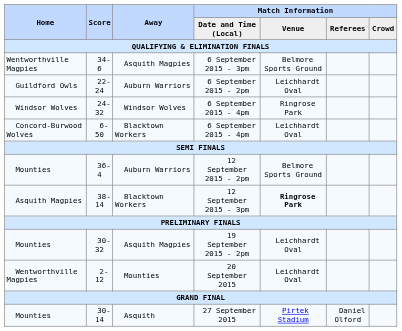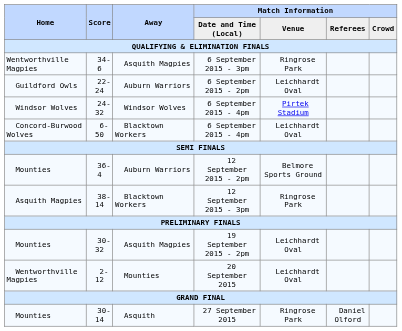(293, 64) Belmore Sports Ground -> (293, 64) Ringrose Park
(293, 108) Ringrose Park -> (293, 108) Pirtek Stadium
(293, 201) bold -> (293, 201) normal
(293, 315) Pirtek Stadium -> (293, 315) Ringrose Park
